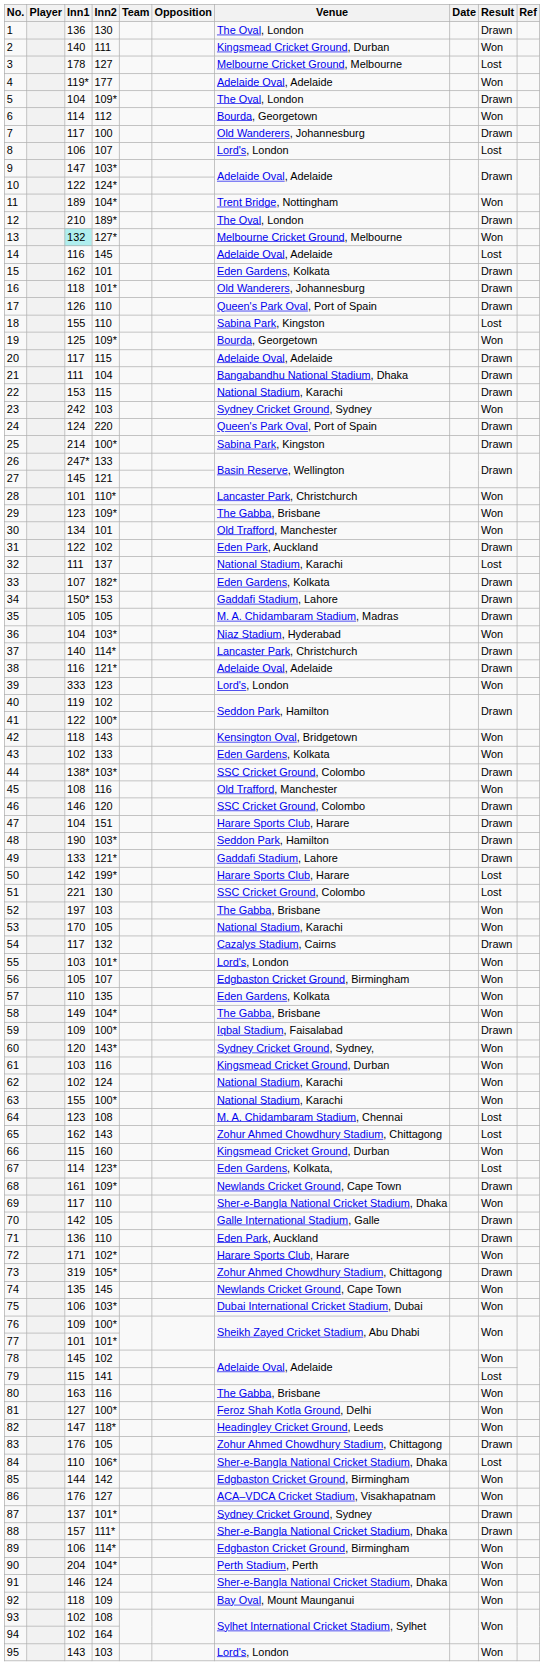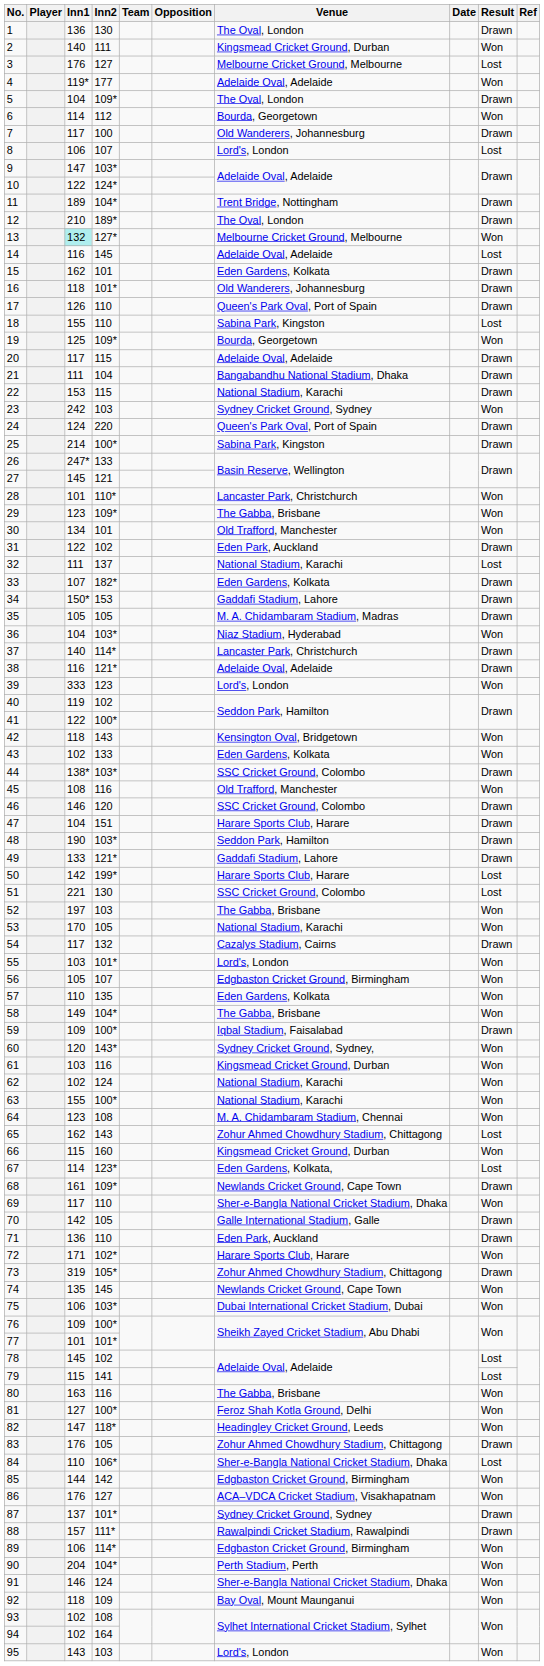(76, 64) 178 -> (76, 64) 176
(492, 202) Won -> (497, 202) Drawn
(491, 1117) Lost -> (492, 1117) Won
(492, 1359) Won -> (491, 1359) Lost
(332, 1531) Sher-e-Bangla National Cricket Stadium, Dhaka -> (313, 1531) Rawalpindi Cricket Stadium, Rawalpindi
